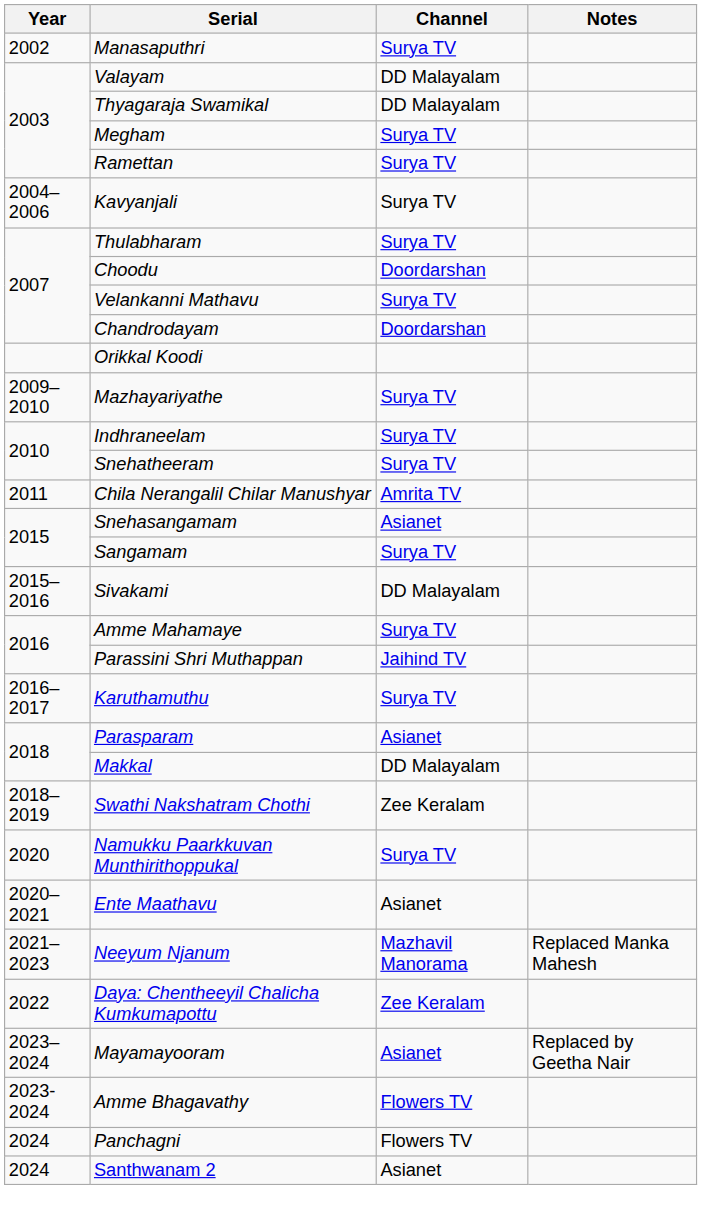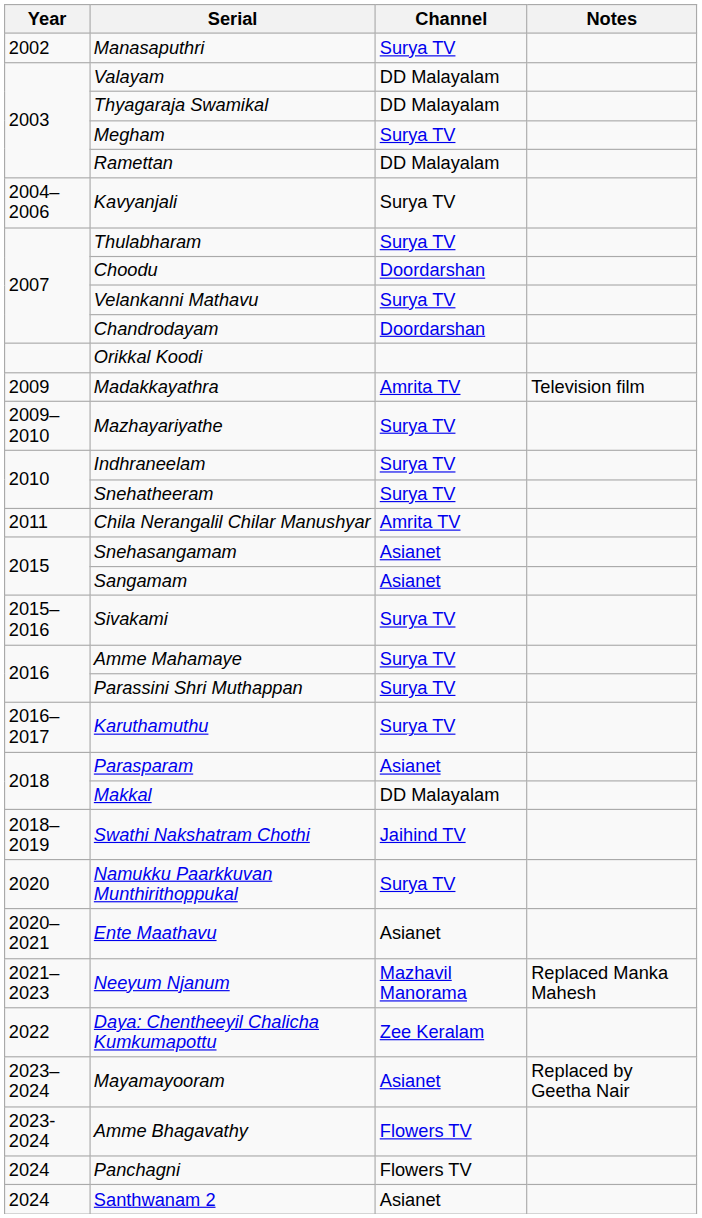(418, 163) Surya TV -> (440, 163) DD Malayalam
+ row: (156, 386)
(418, 551) Surya TV -> (410, 580) Asianet
(440, 590) DD Malayalam -> (418, 619) Surya TV
(423, 659) Jaihind TV -> (418, 688) Surya TV
(433, 805) Zee Keralam -> (423, 834) Jaihind TV
